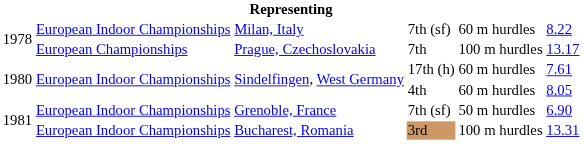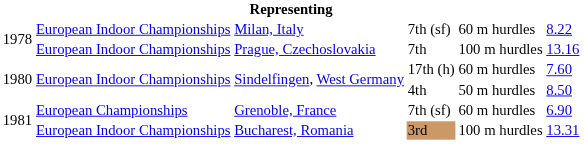(112, 49) European Championships -> (133, 49) European Indoor Championships
(563, 49) 13.17 -> (563, 49) 13.16
(559, 69) 7.61 -> (559, 69) 7.60
(497, 90) 60 m hurdles -> (497, 90) 50 m hurdles
(559, 90) 8.05 -> (559, 90) 8.50
(133, 110) European Indoor Championships -> (112, 110) European Championships
(497, 110) 50 m hurdles -> (497, 110) 60 m hurdles
